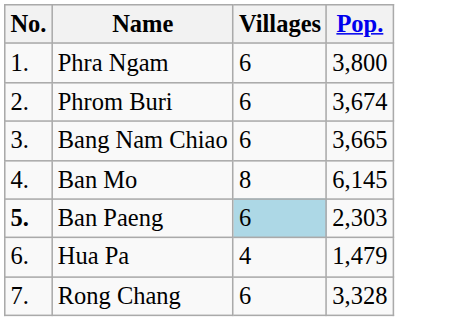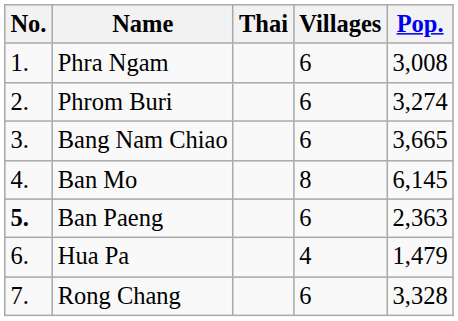+ column: (263, 23)
(360, 62) 3,800 -> (420, 62) 3,008
(360, 101) 3,674 -> (420, 101) 3,274
(245, 218) lightblue background -> (305, 218) no background
(360, 218) 2,303 -> (420, 218) 2,363
